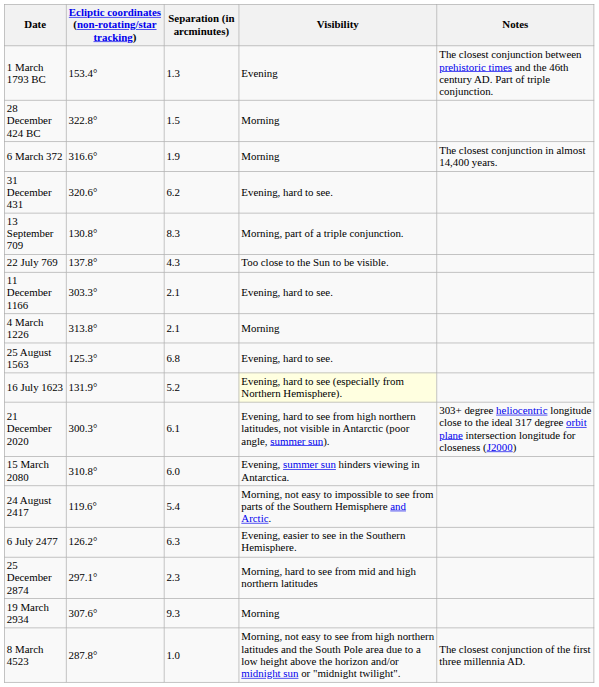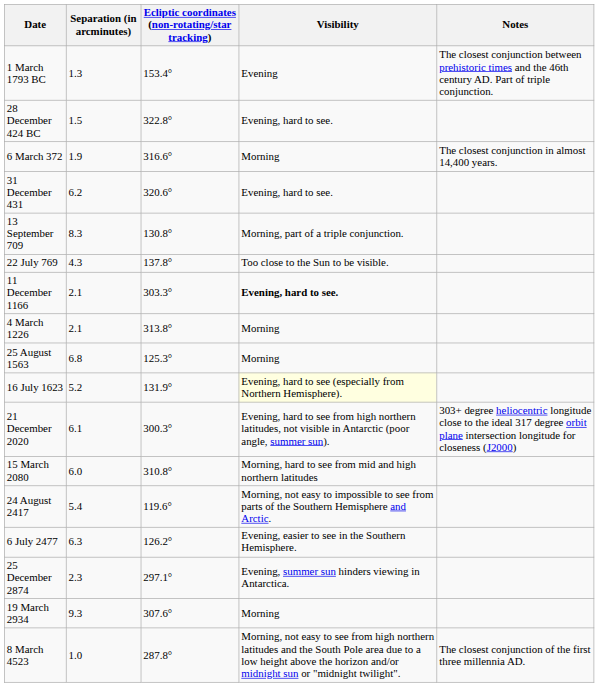columns swapped: (115, 25) <-> (201, 25)
(260, 121) Morning -> (287, 121) Evening, hard to see.
(287, 293) normal -> (290, 293) bold
(287, 358) Evening, hard to see. -> (260, 358) Morning
(330, 471) Evening, summer sun hinders viewing in Antarctica. -> (329, 471) Morning, hard to see from mid and high northern latitudes
(329, 577) Morning, hard to see from mid and high northern latitudes -> (330, 577) Evening, summer sun hinders viewing in Antarctica.
